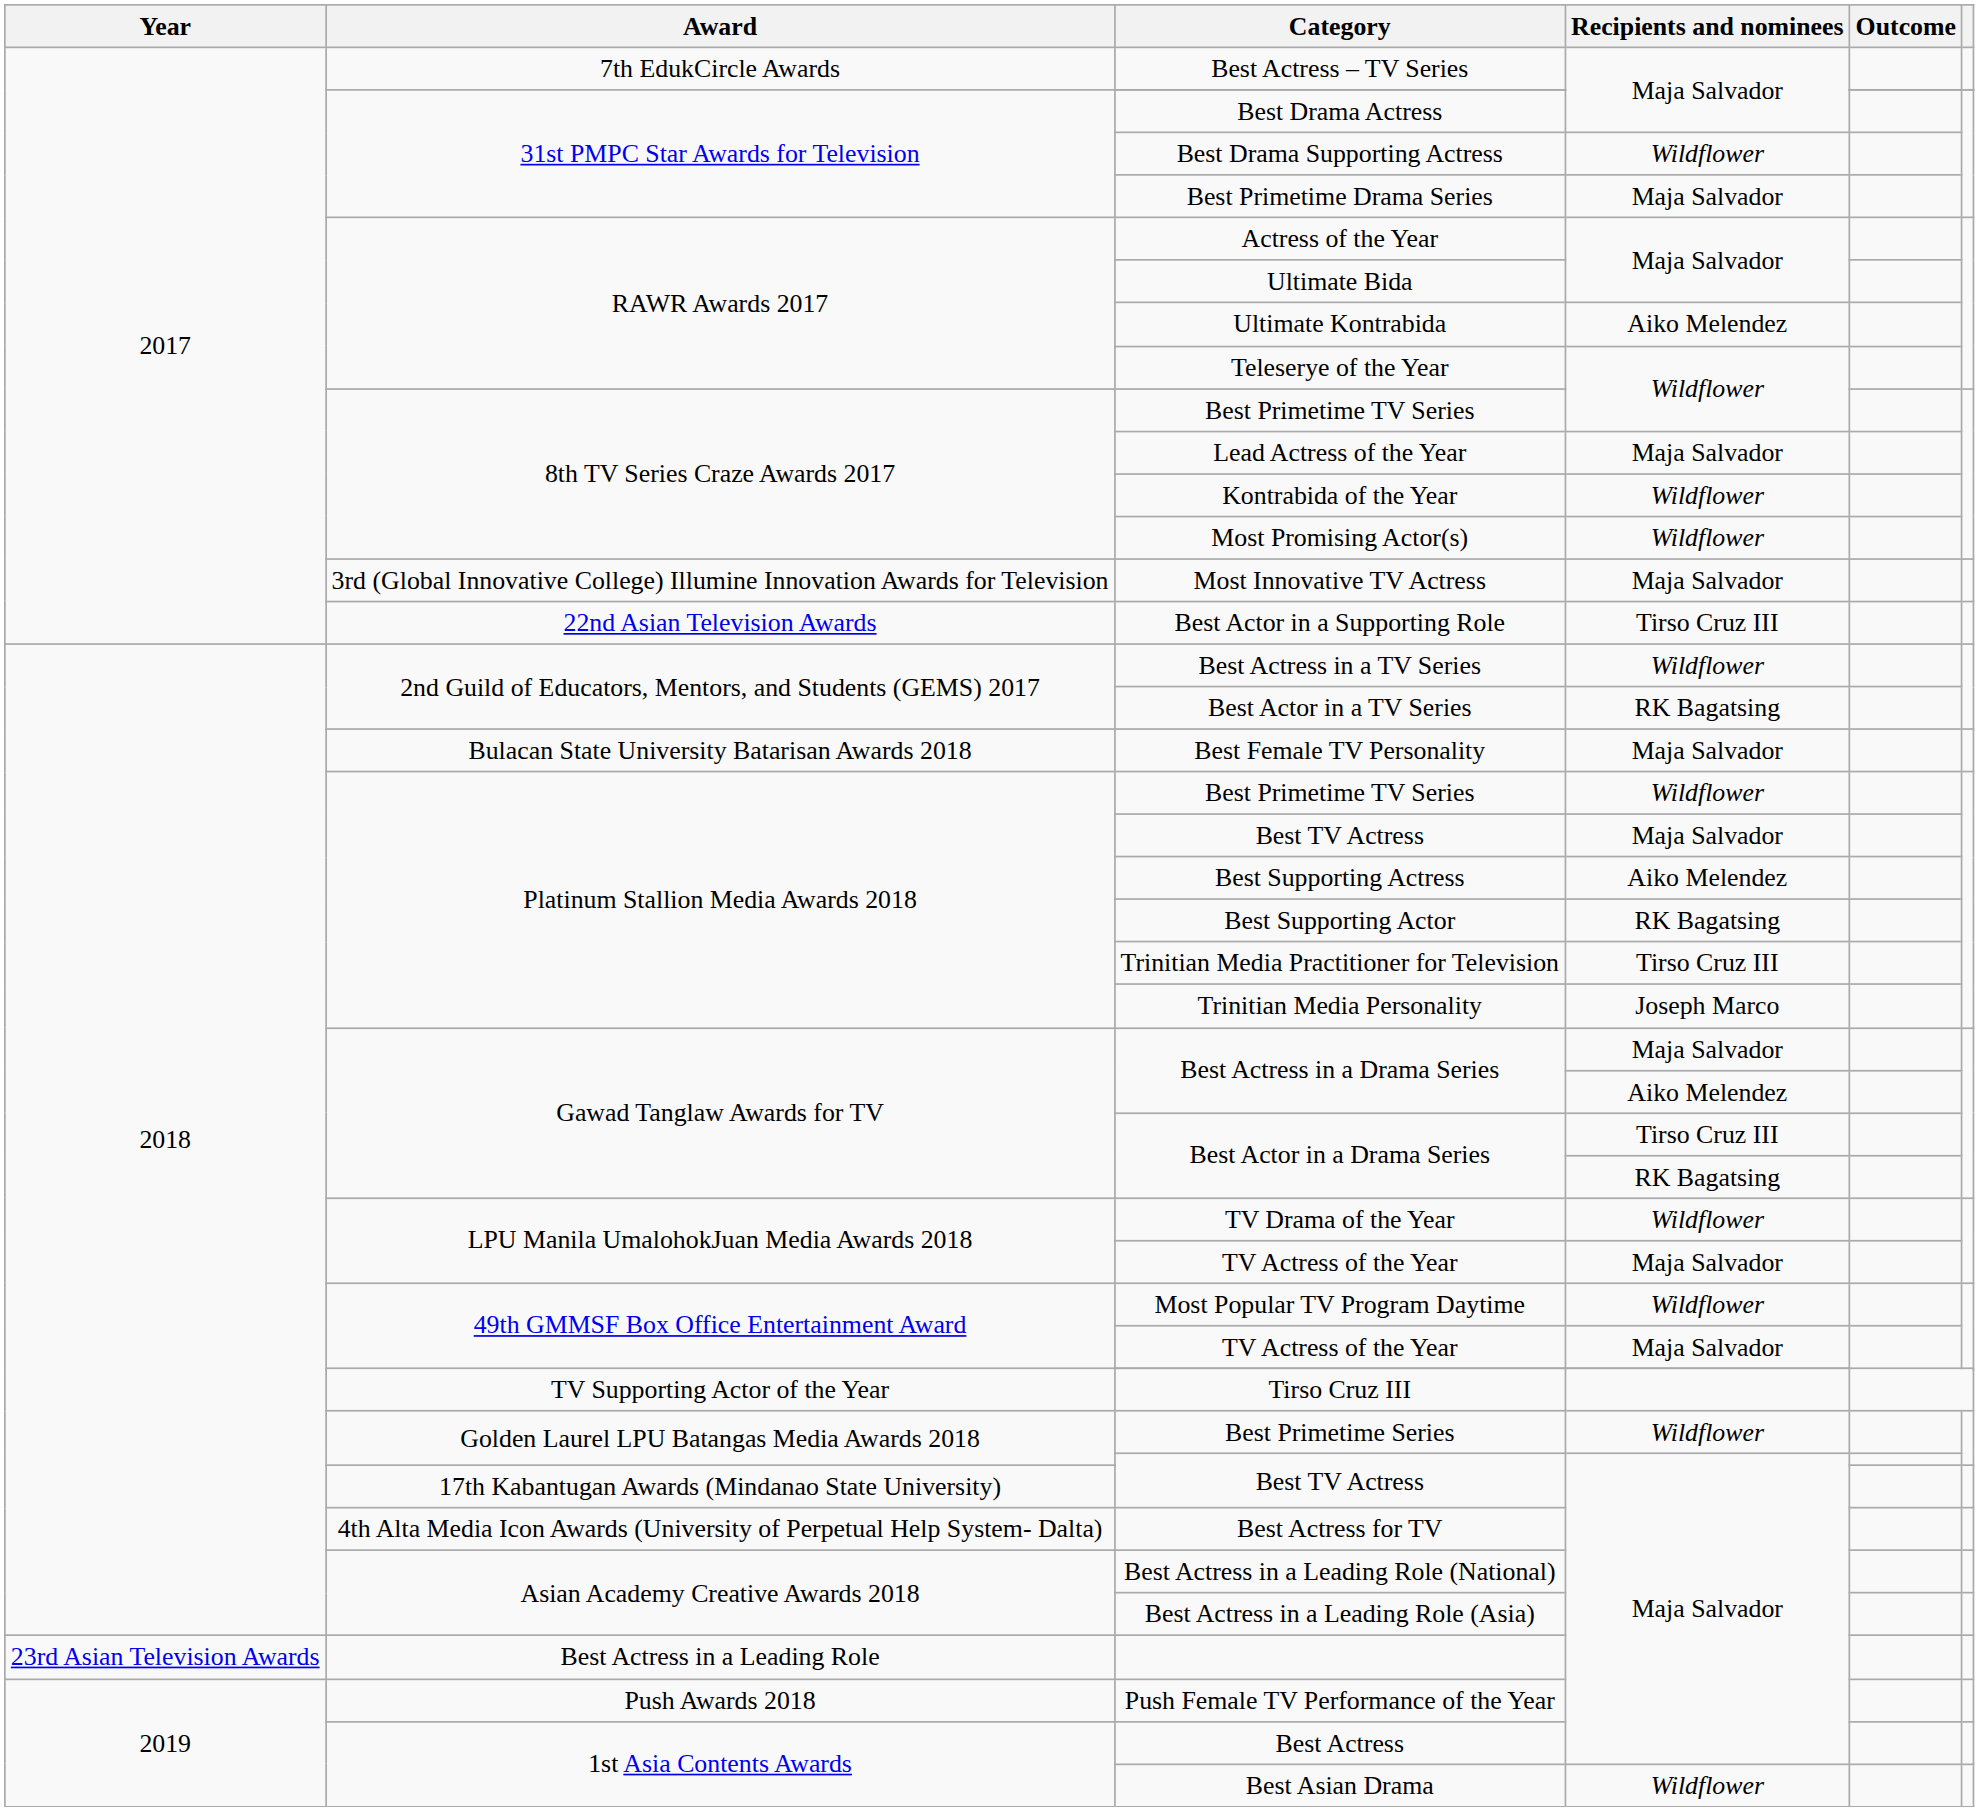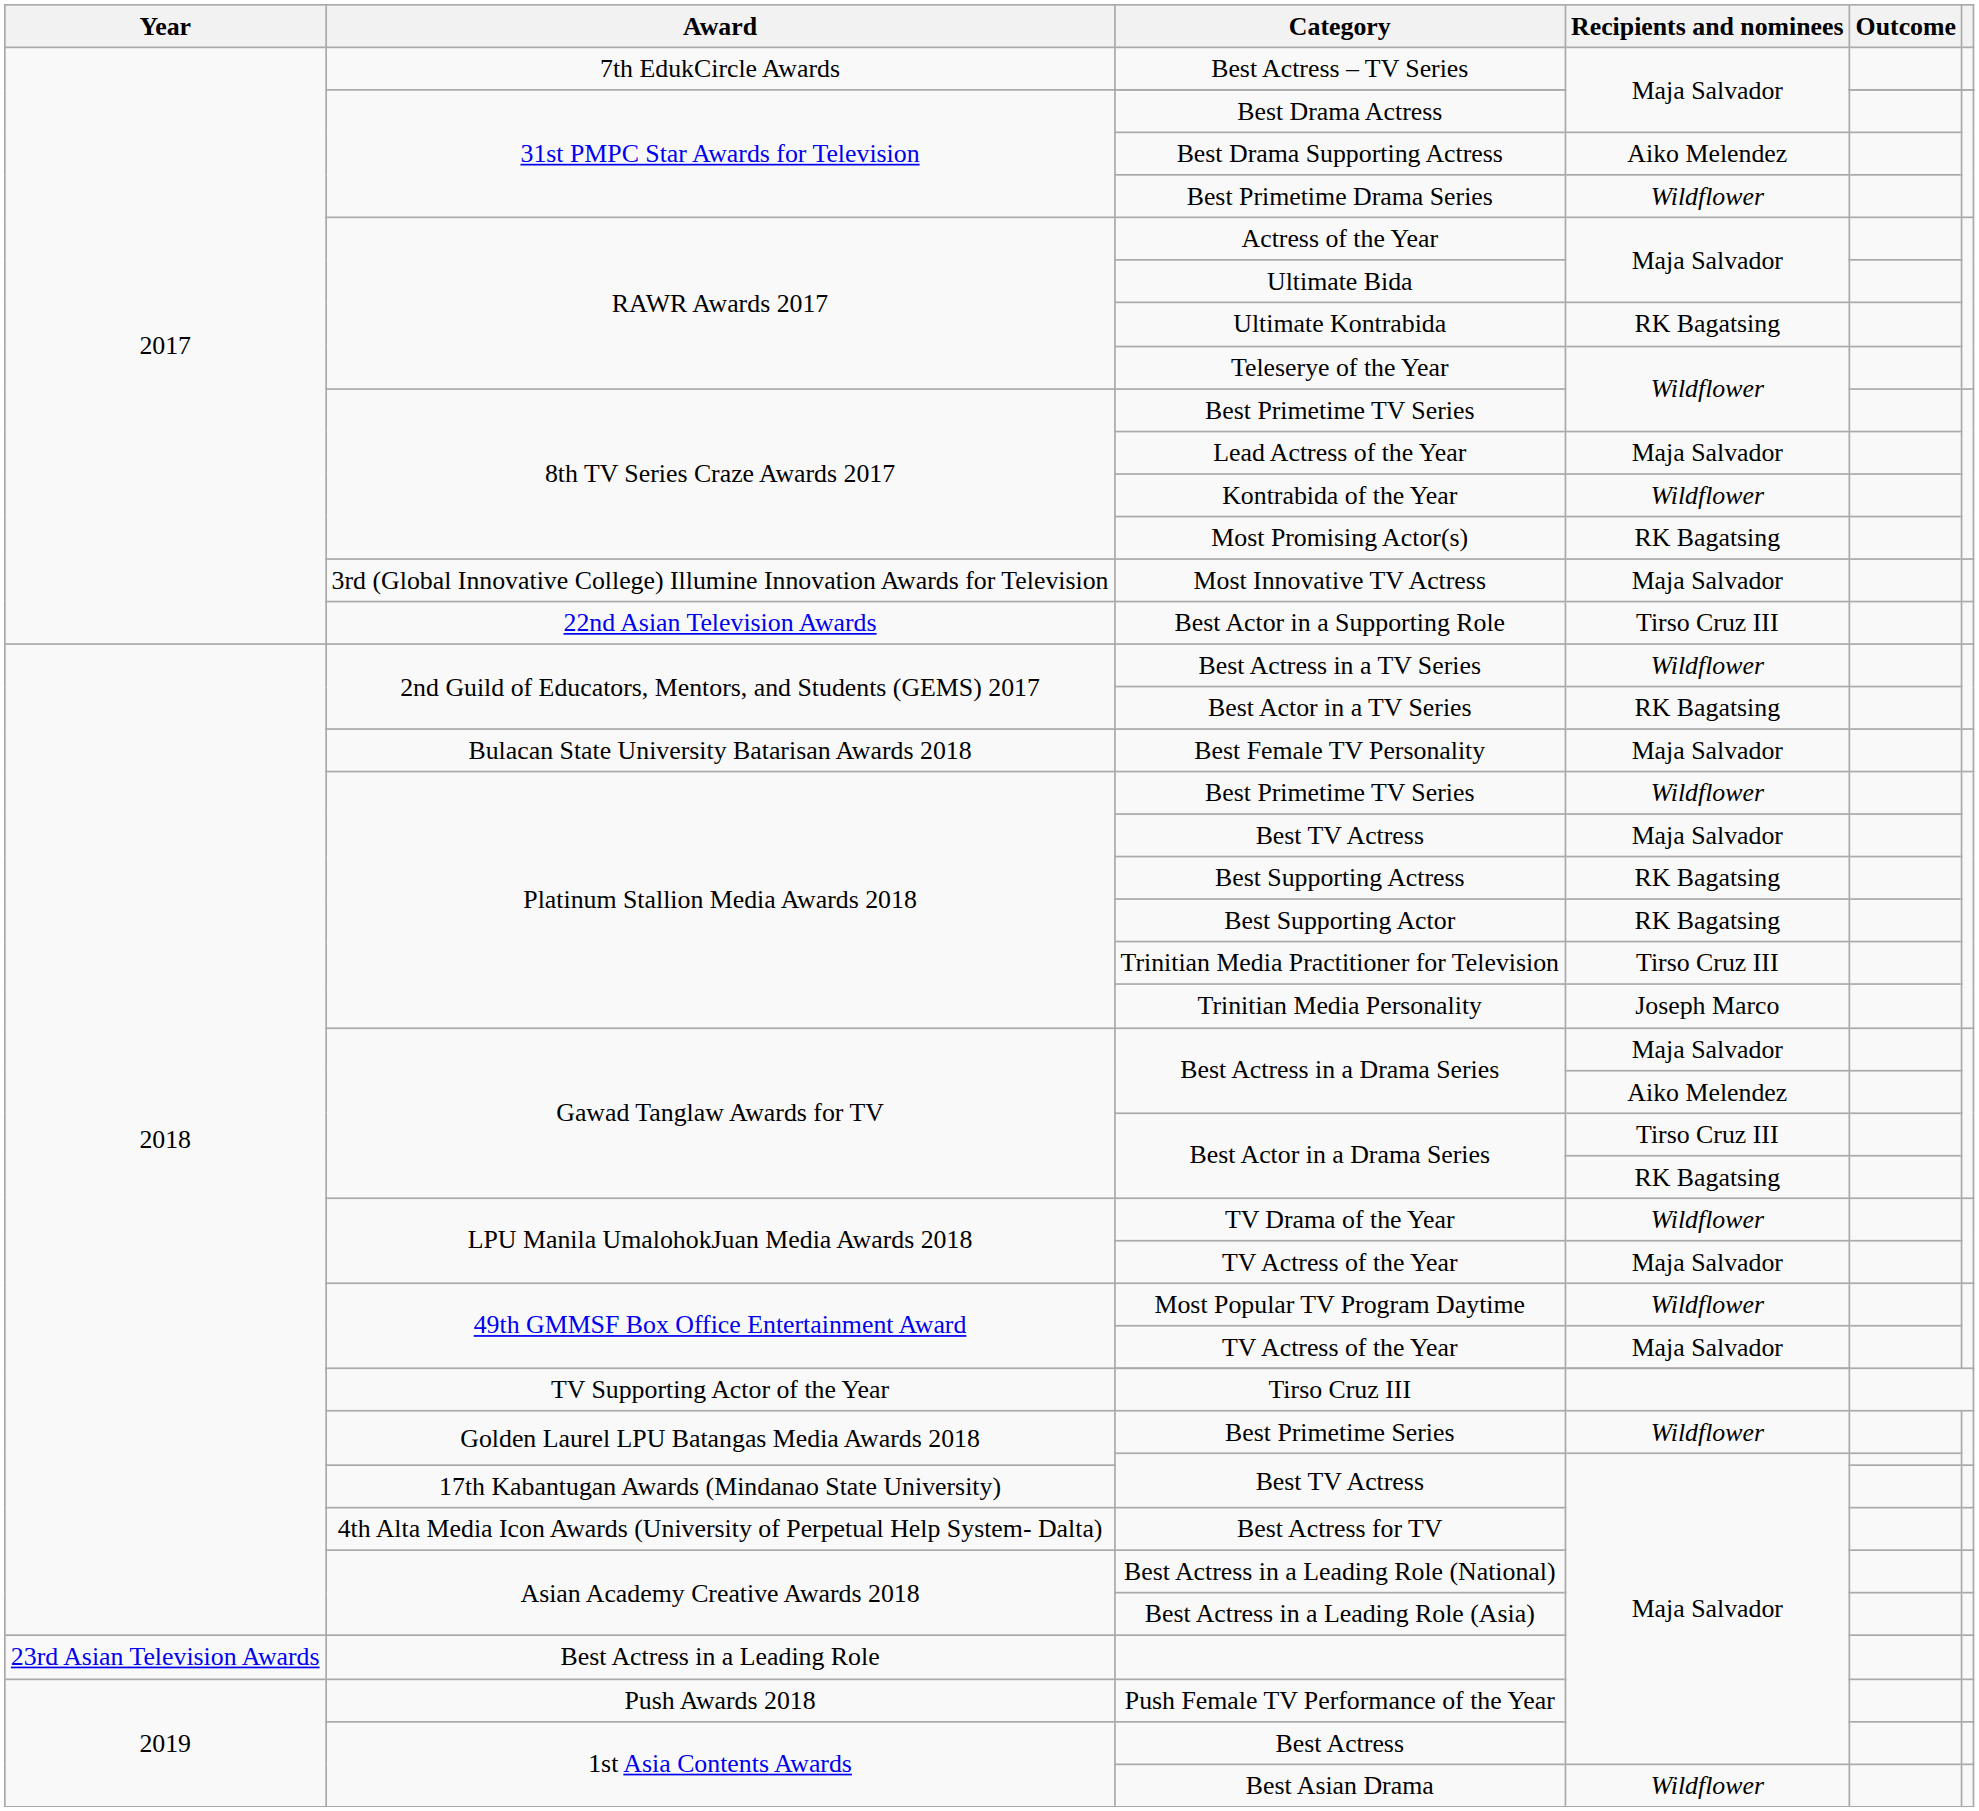(1707, 153) Wildflower -> (1707, 153) Aiko Melendez
(1707, 196) Maja Salvador -> (1707, 196) Wildflower
(1707, 324) Aiko Melendez -> (1707, 324) RK Bagatsing
(1707, 537) Wildflower -> (1707, 537) RK Bagatsing
(1707, 878) Aiko Melendez -> (1707, 878) RK Bagatsing
